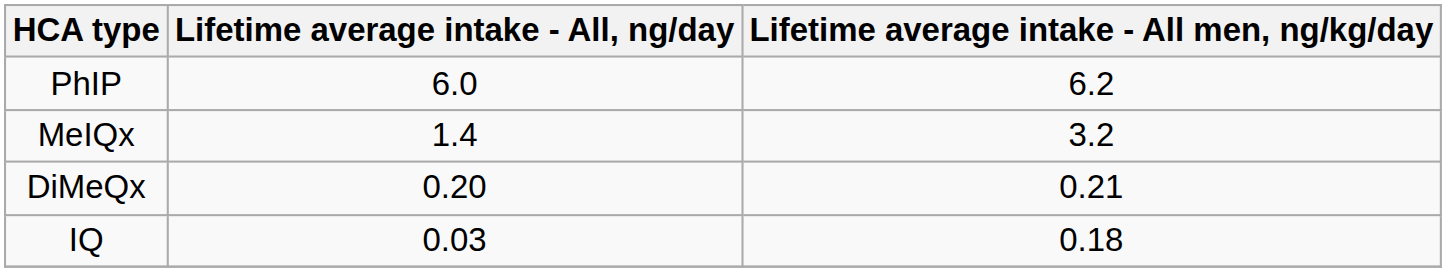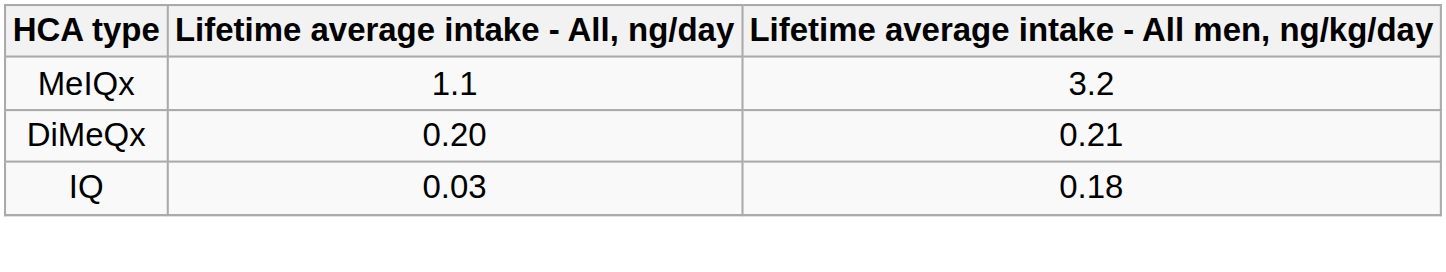- row: (86, 82)
(455, 135) 1.4 -> (455, 82) 1.1
